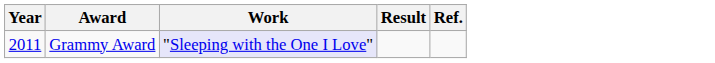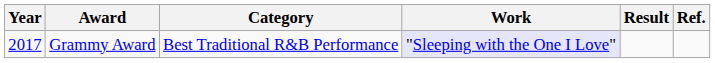+ column: (281, 17)
(25, 44) 2011 -> (25, 44) 2017
